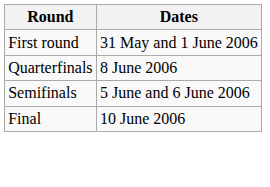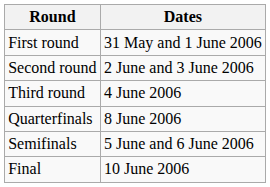+ row: (52, 67)
+ row: (47, 93)
